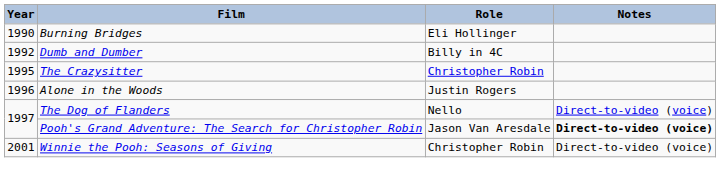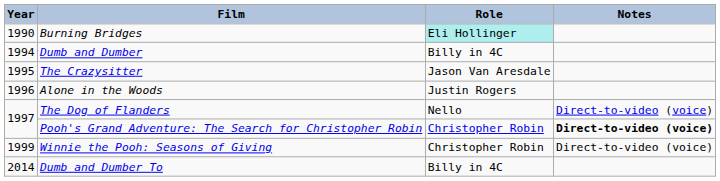(472, 33) no background -> (472, 33) paleturquoise background
(21, 52) 1992 -> (21, 52) 1994
(486, 71) Christopher Robin -> (489, 71) Jason Van Aresdale
(489, 128) Jason Van Aresdale -> (486, 128) Christopher Robin
(21, 147) 2001 -> (21, 147) 1999
+ row: (101, 166)
